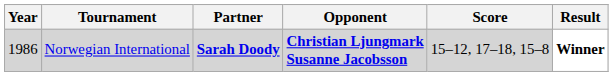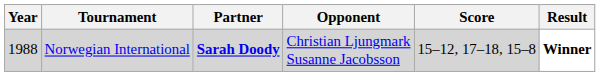(23, 50) 1986 -> (23, 50) 1988
(355, 50) bold -> (349, 50) normal
